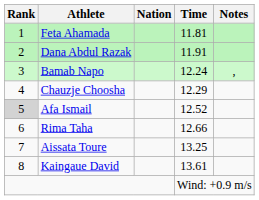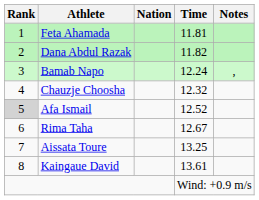(194, 52) 11.91 -> (194, 52) 11.82
(194, 90) 12.29 -> (194, 90) 12.32
(194, 128) 12.66 -> (194, 128) 12.67
